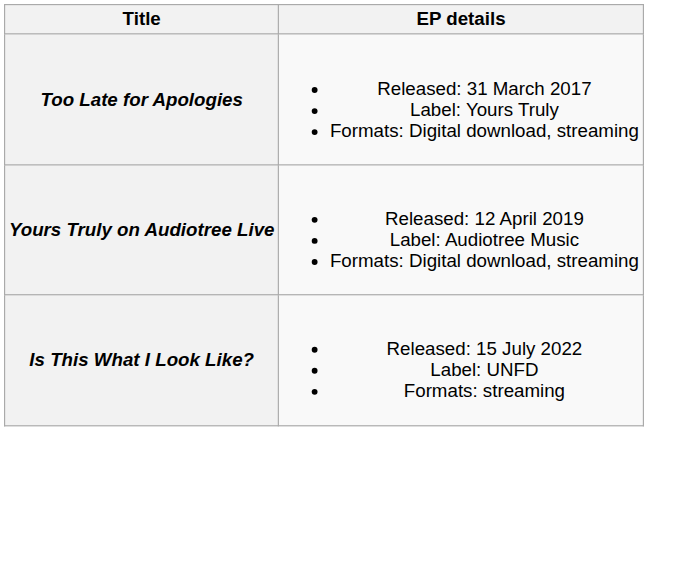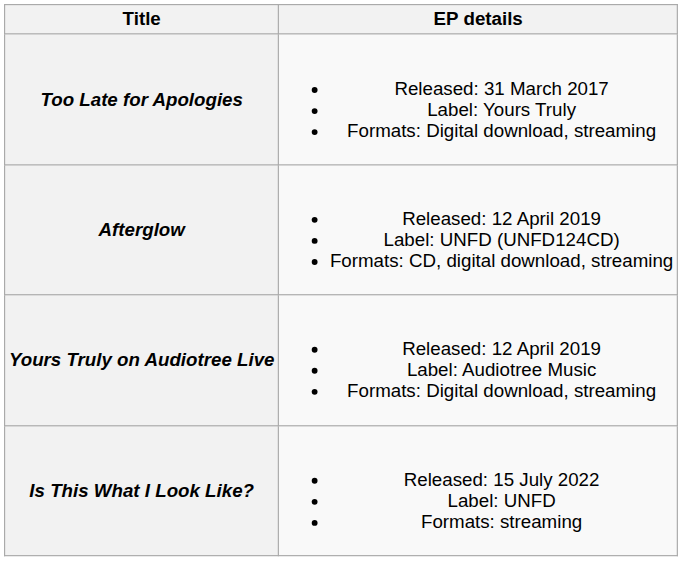+ row: (142, 229)
